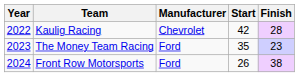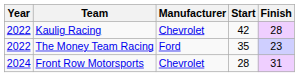(19, 47) 2023 -> (19, 47) 2022
(170, 64) Ford -> (182, 64) Chevrolet
(243, 64) 26 -> (243, 64) 28
(276, 64) 38 -> (276, 64) 31
